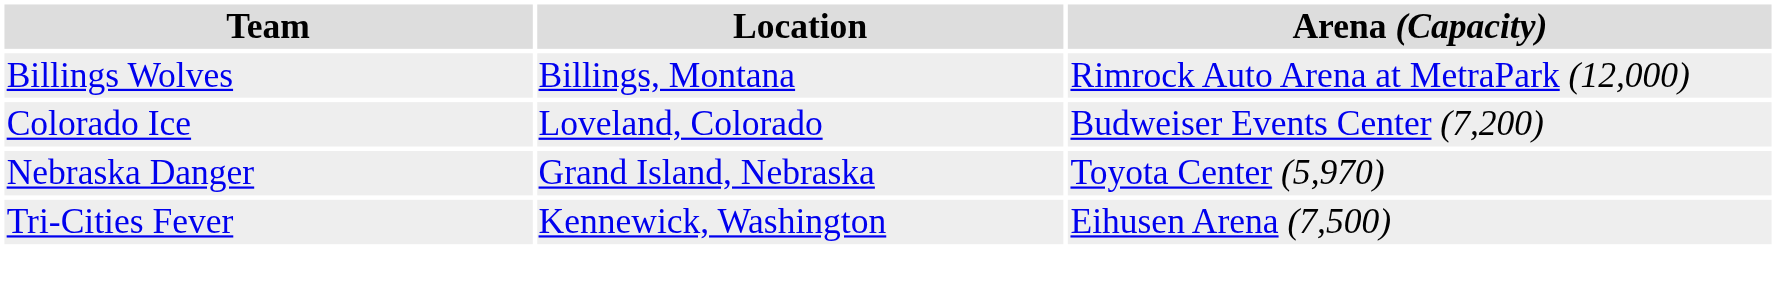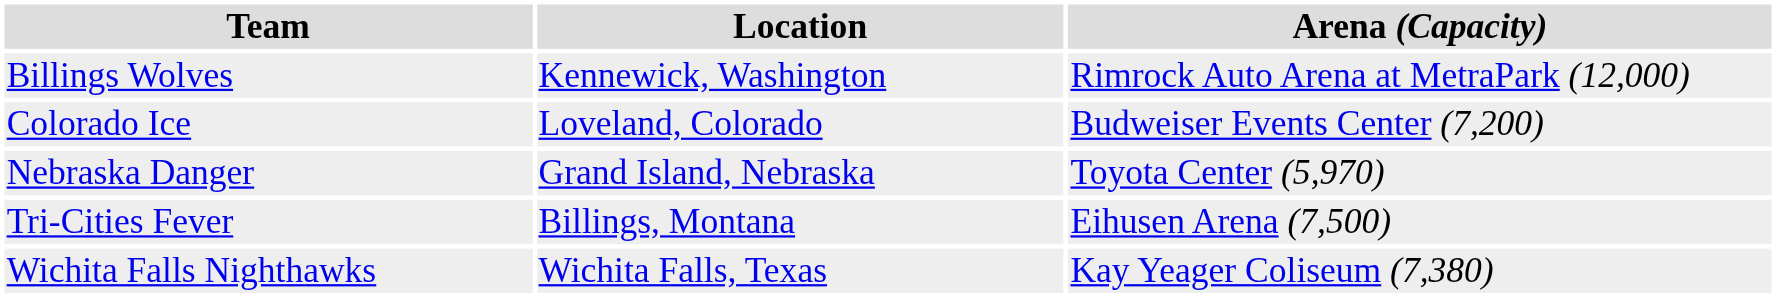(667, 74) Billings, Montana -> (712, 74) Kennewick, Washington
(712, 221) Kennewick, Washington -> (667, 221) Billings, Montana
+ row: (191, 270)
